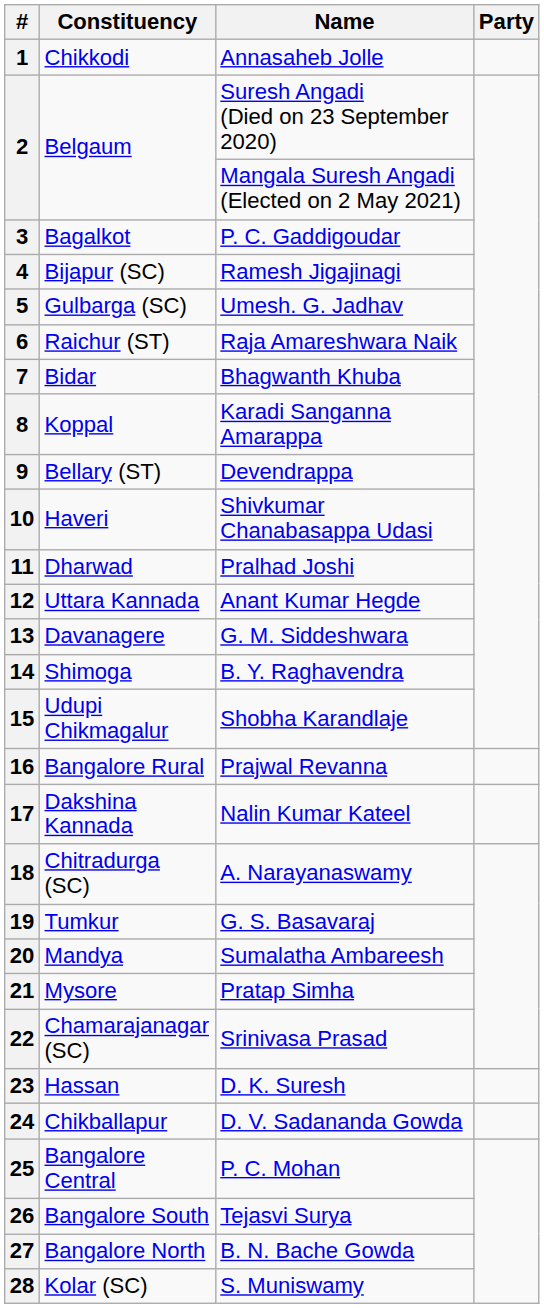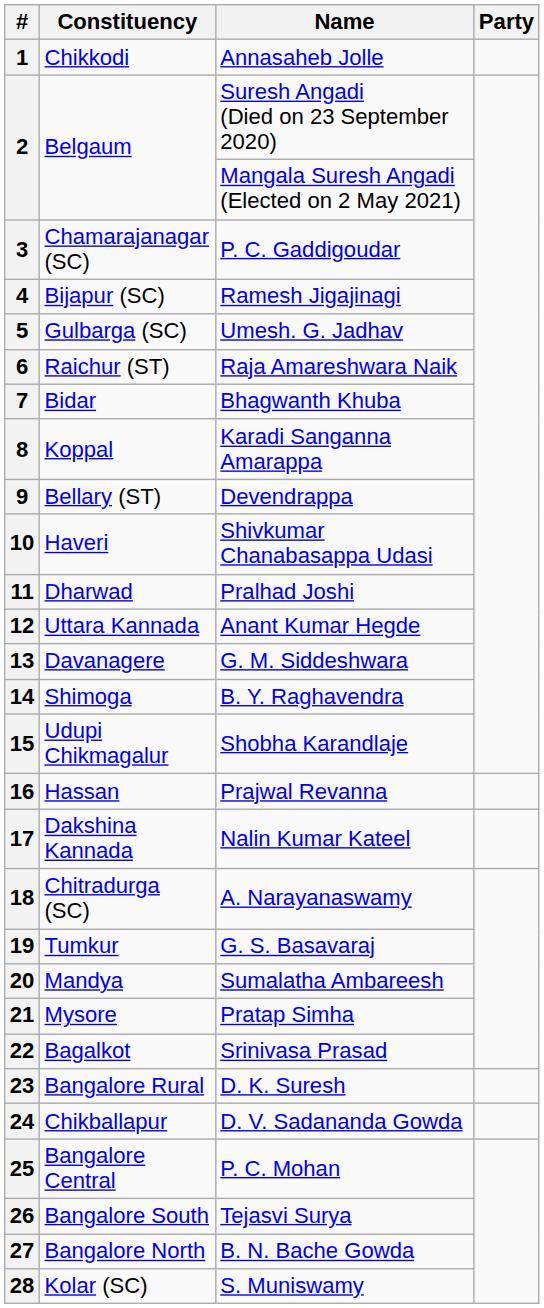(87, 236) Bagalkot -> (127, 249) Chamarajanagar (SC)
(124, 766) Bangalore Rural -> (82, 791) Hassan
(127, 1038) Chamarajanagar (SC) -> (87, 1050) Bagalkot
(82, 1085) Hassan -> (124, 1085) Bangalore Rural
